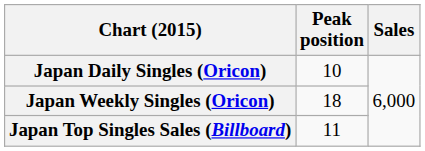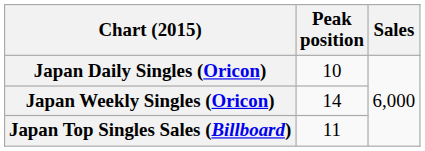(332, 100) 18 -> (332, 100) 14
